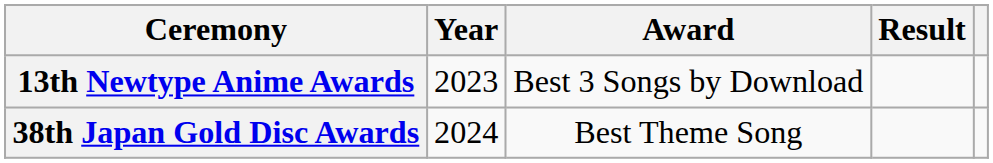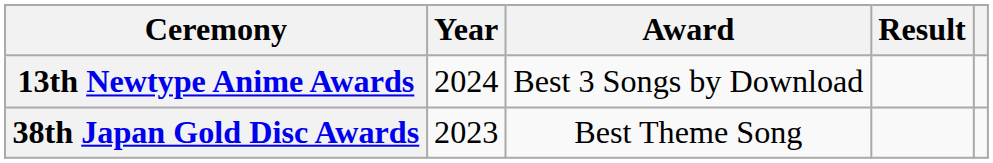(466, 81) 2023 -> (466, 81) 2024
(466, 132) 2024 -> (466, 132) 2023
